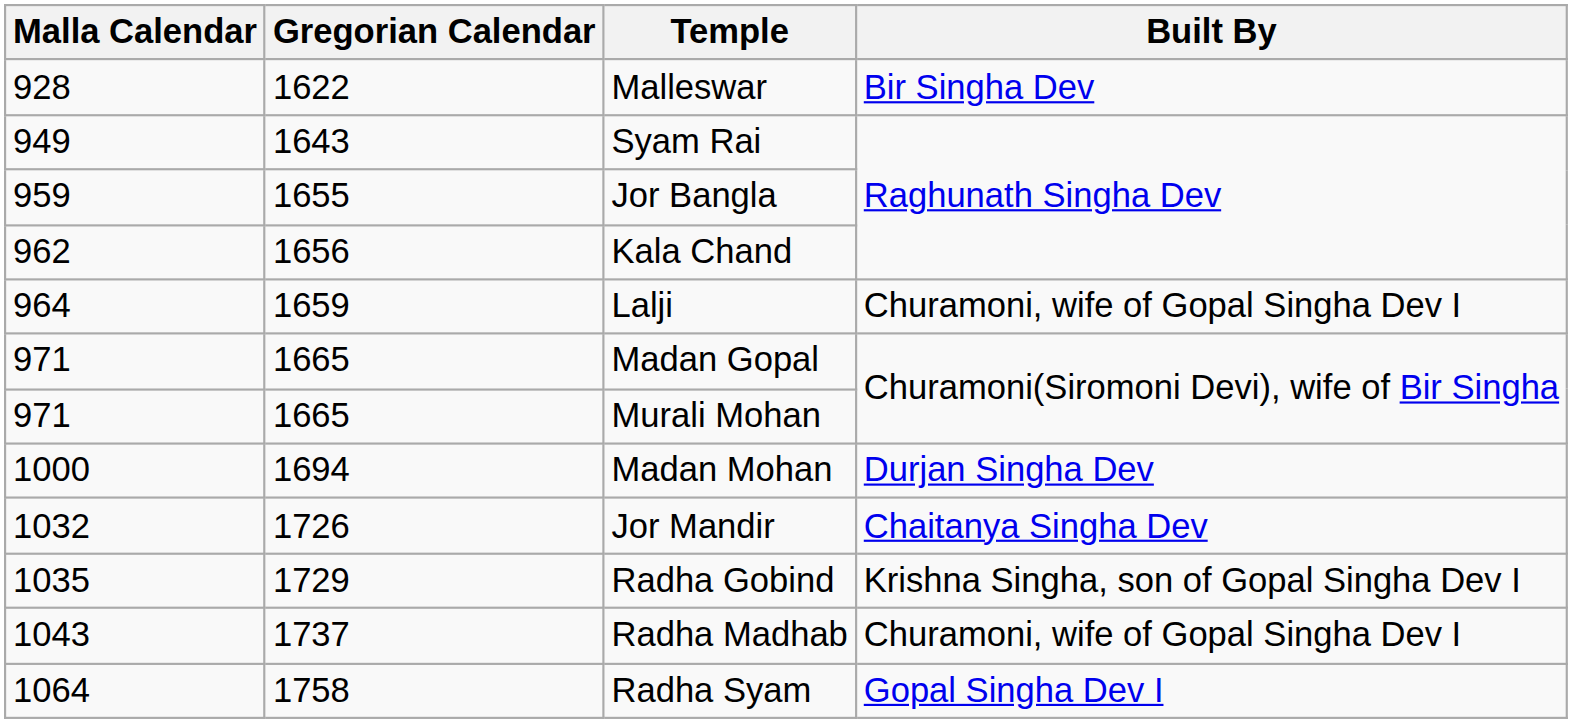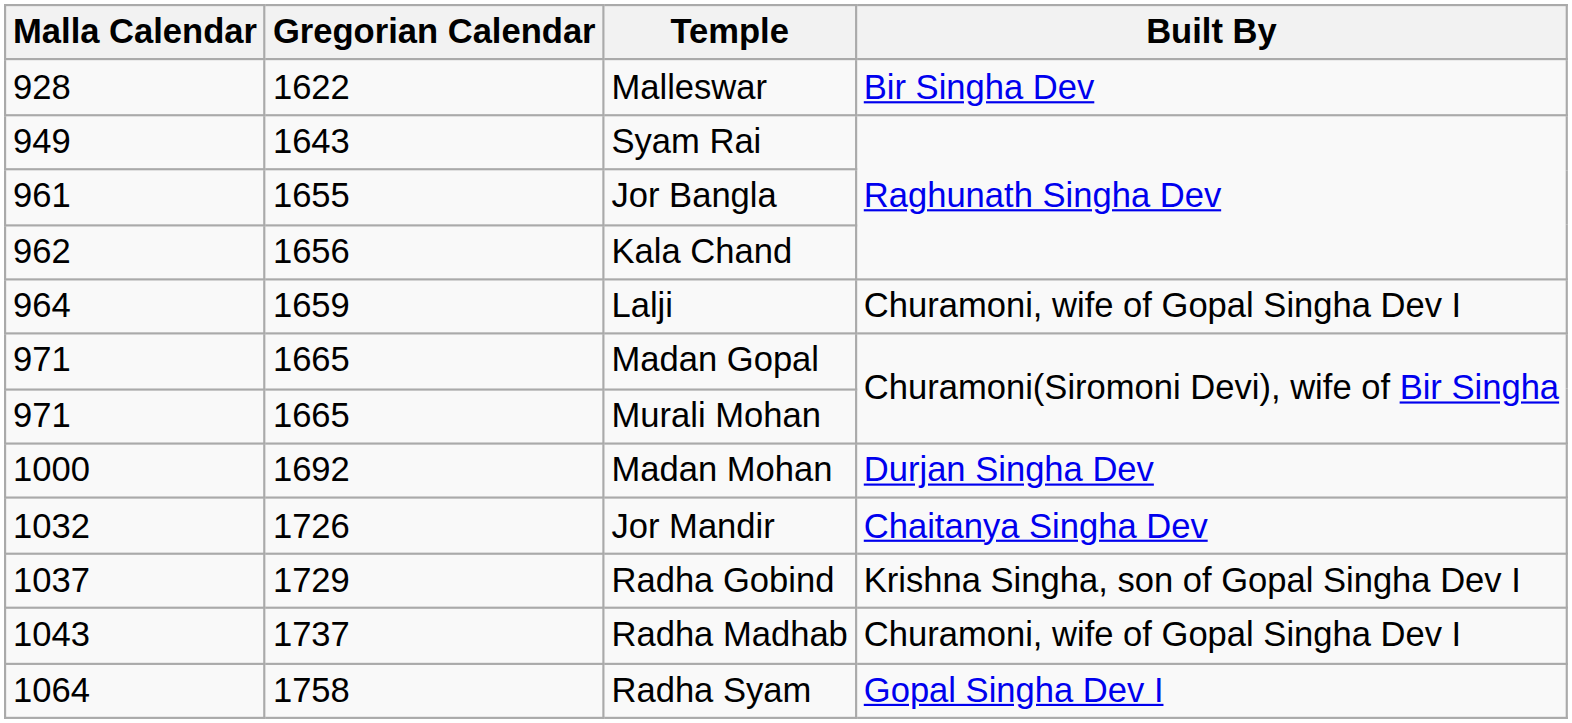(42, 196) 959 -> (42, 196) 961
(311, 470) 1694 -> (311, 470) 1692
(51, 580) 1035 -> (51, 580) 1037
